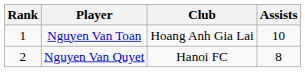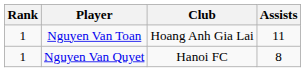(279, 35) 10 -> (279, 35) 11
(23, 56) 2 -> (23, 56) 1
